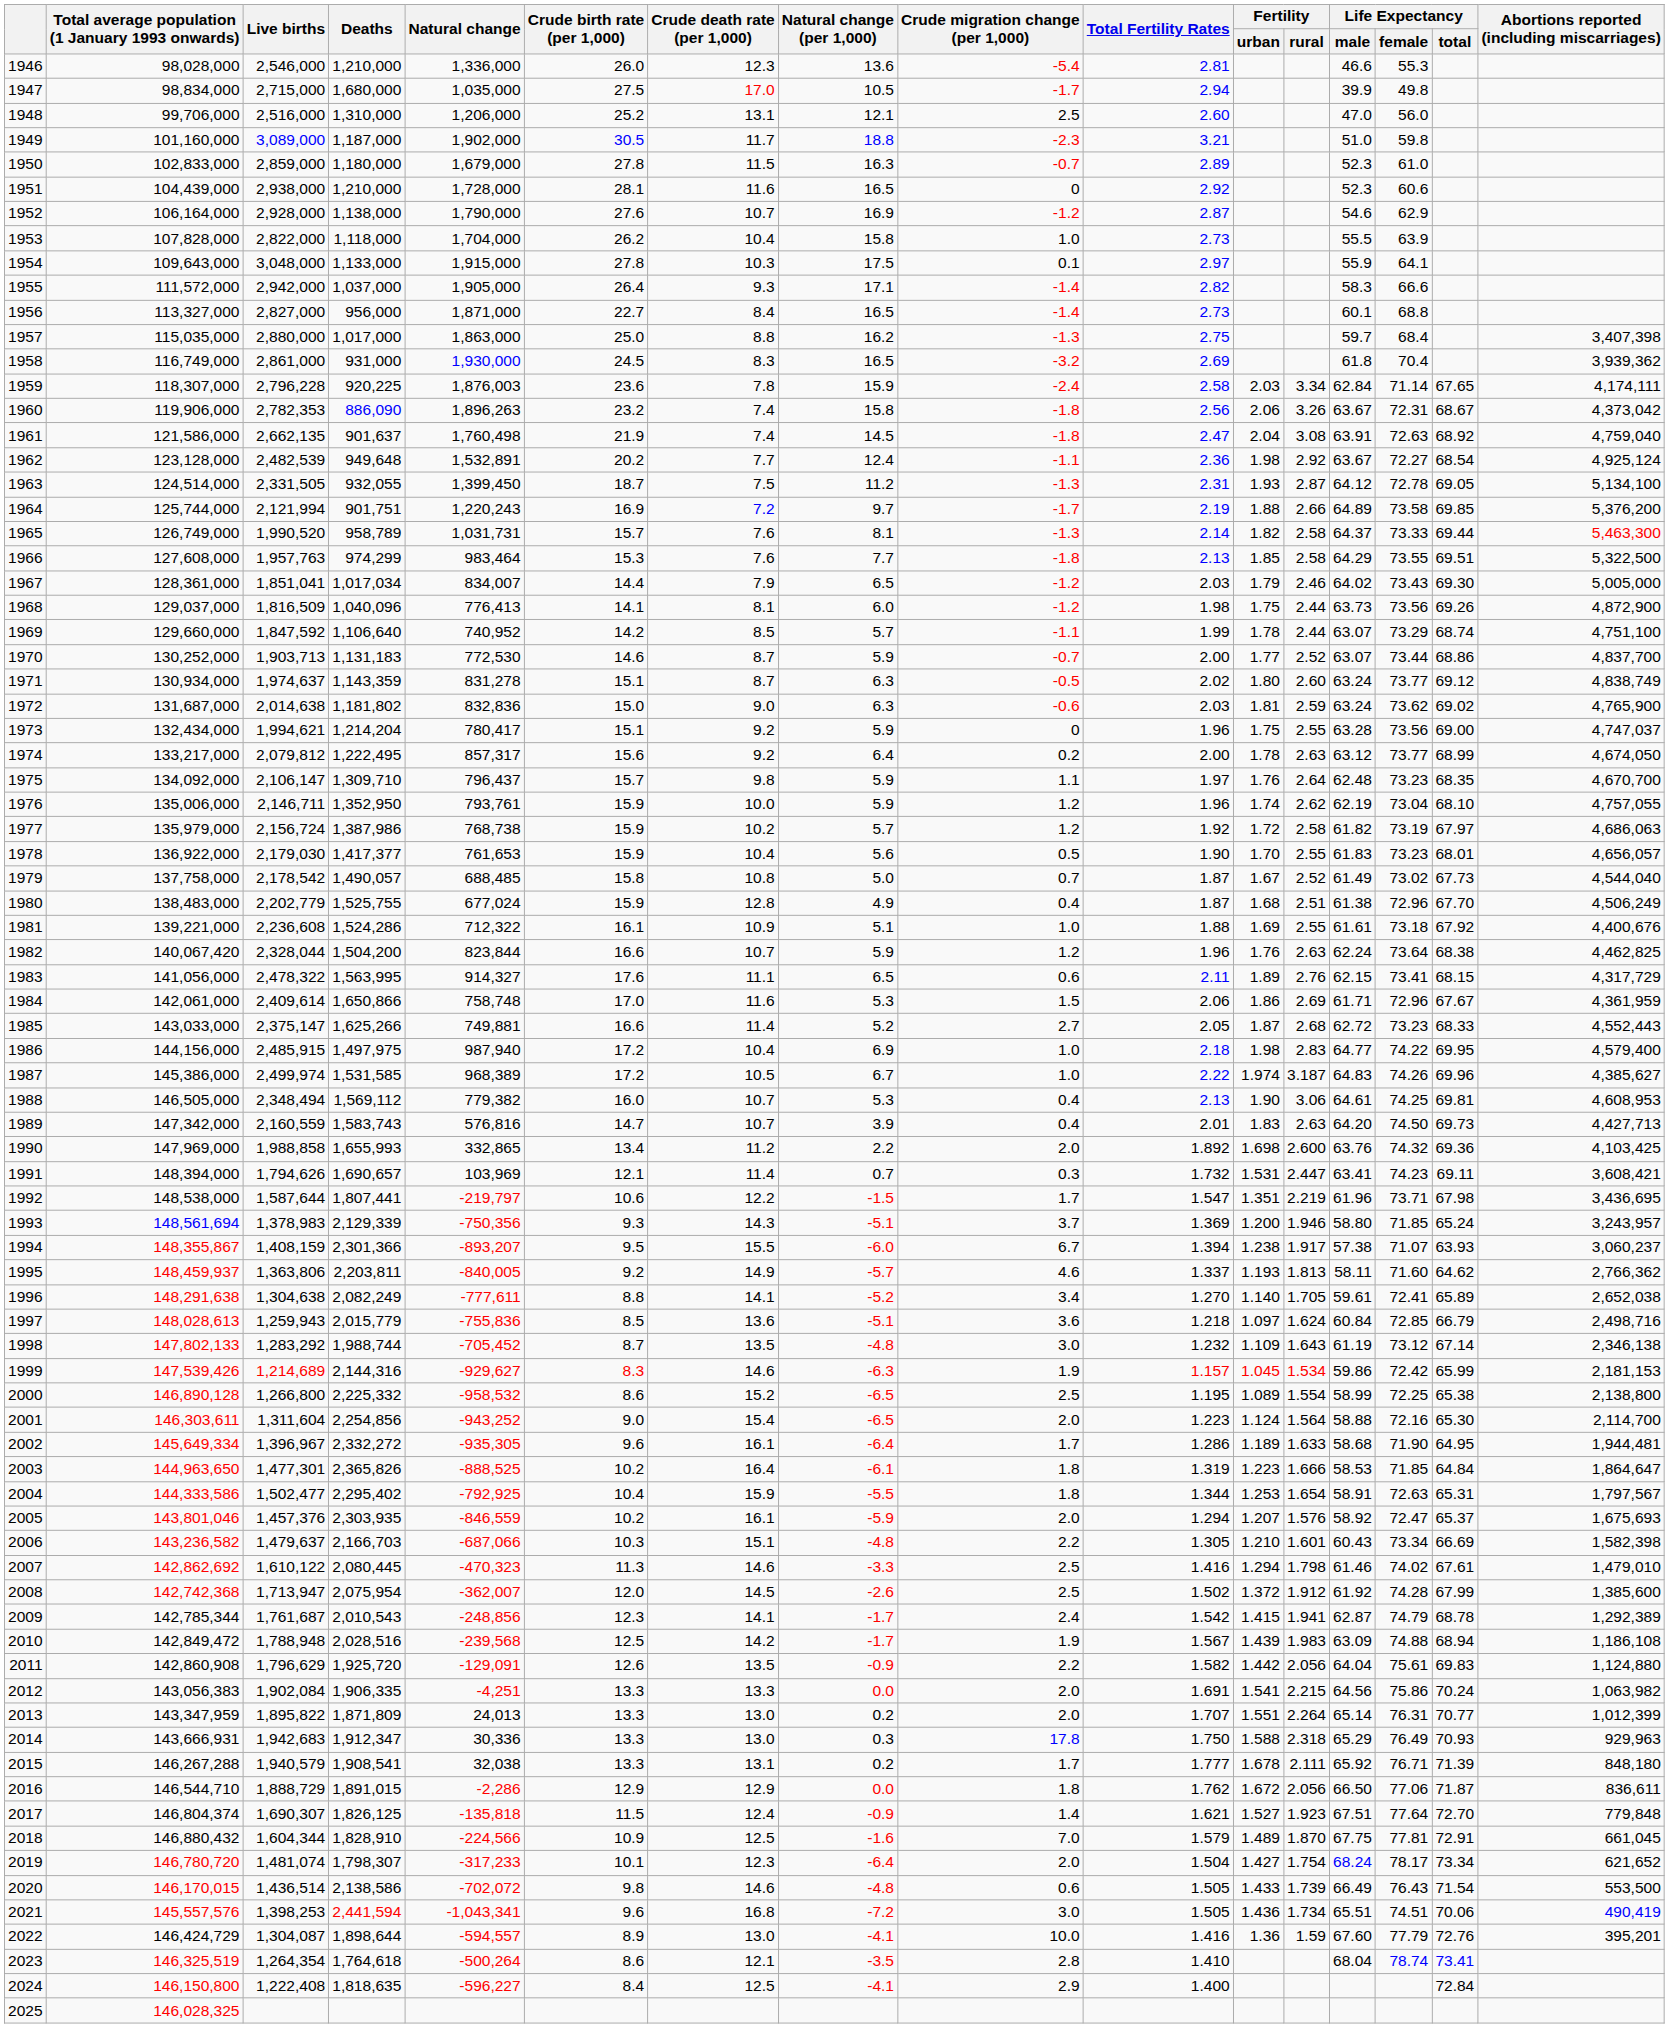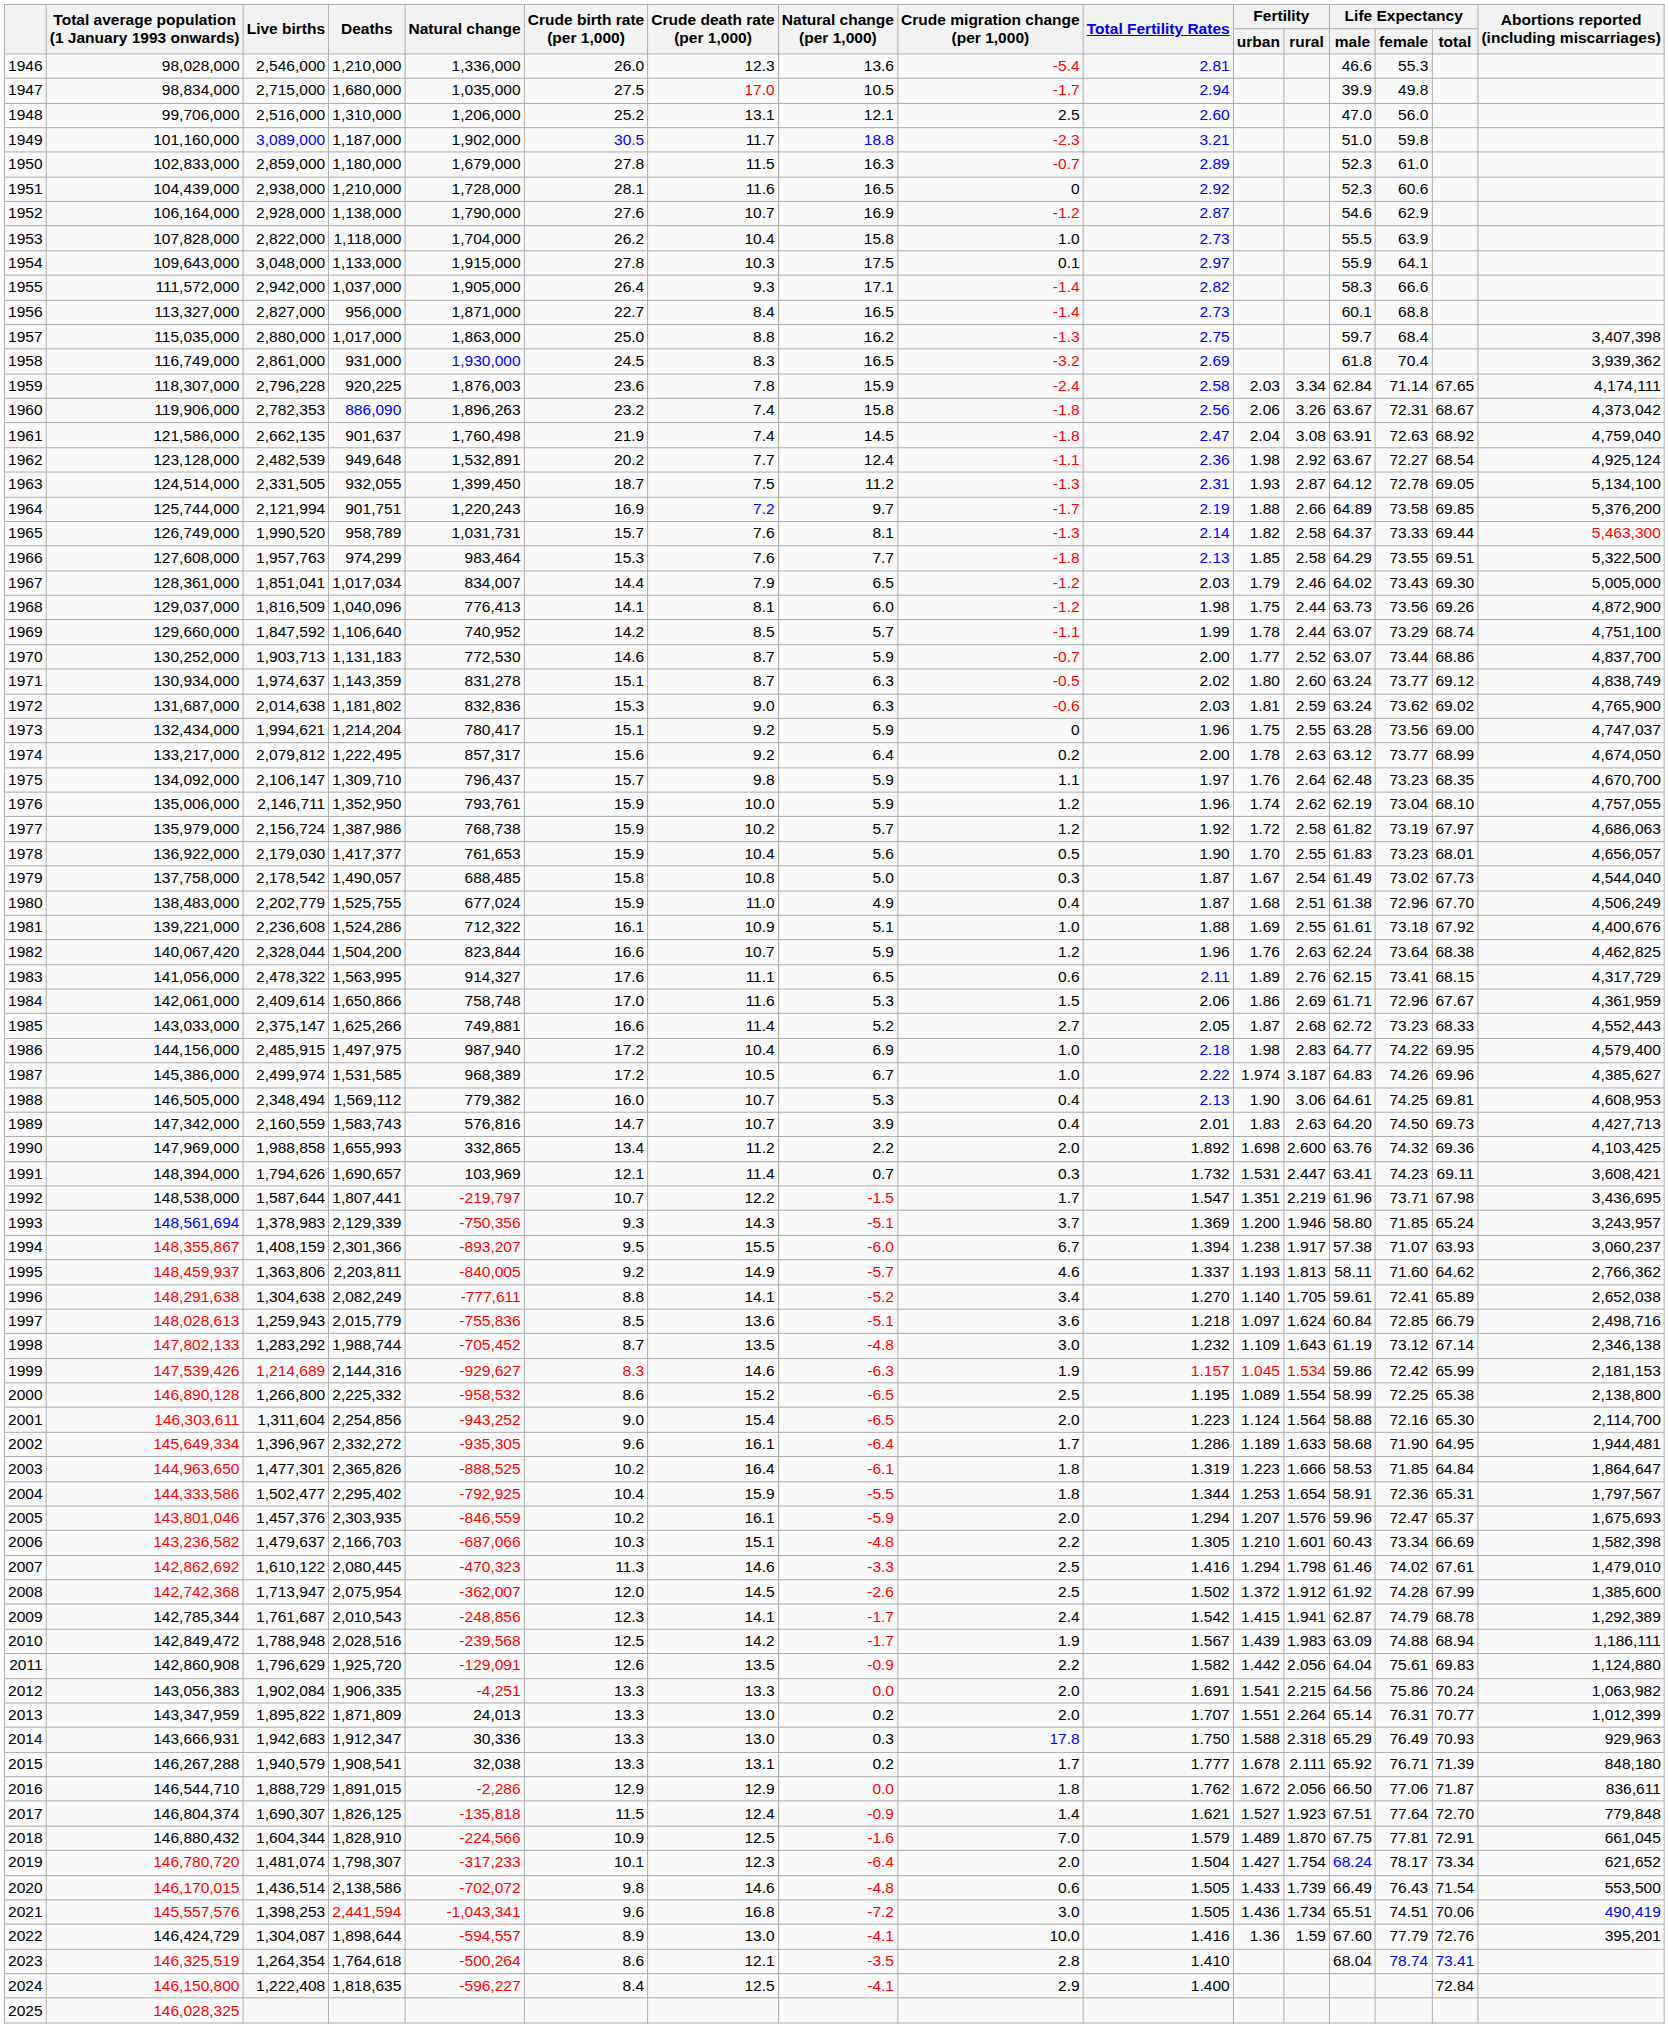(629, 705) 15.0 -> (629, 705) 15.3
(1069, 878) 0.7 -> (1069, 878) 0.3
(1311, 878) 2.52 -> (1311, 878) 2.54
(760, 902) 12.8 -> (760, 902) 11.0
(629, 1198) 10.6 -> (629, 1198) 10.7
(1409, 1493) 72.63 -> (1409, 1493) 72.36
(1353, 1518) 58.92 -> (1353, 1518) 59.96
(1626, 1641) 1,186,108 -> (1627, 1641) 1,186,111
